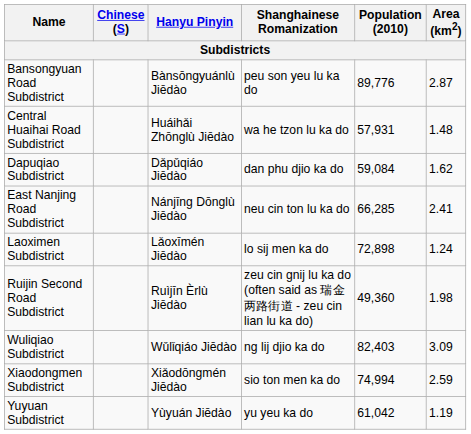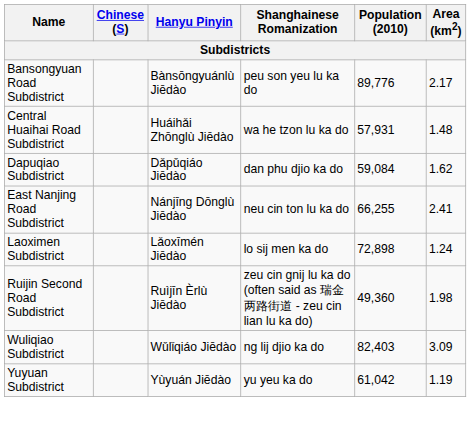(441, 83) 2.87 -> (441, 83) 2.17
(376, 209) 66,285 -> (376, 209) 66,255
- row: (45, 380)
